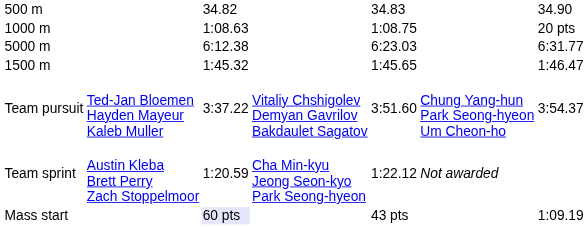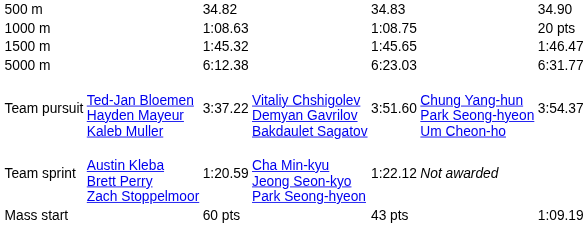rows swapped: (28, 66) <-> (28, 47)
(221, 215) lavender background -> (221, 215) no background
